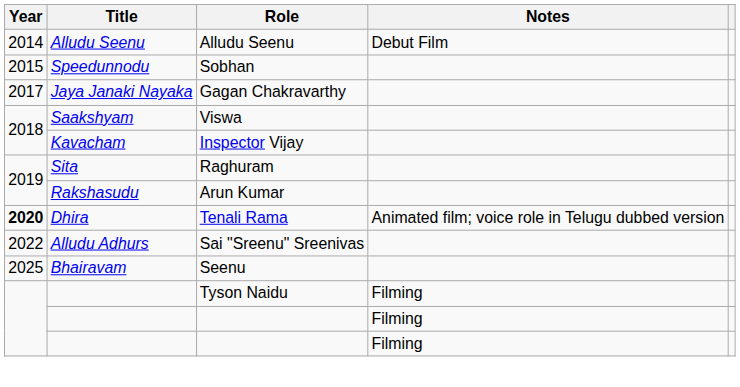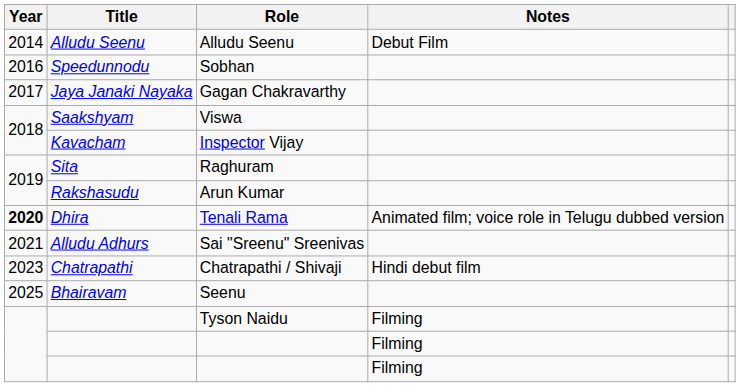(26, 67) 2015 -> (26, 67) 2016
(26, 243) 2022 -> (26, 243) 2021
+ row: (92, 268)
